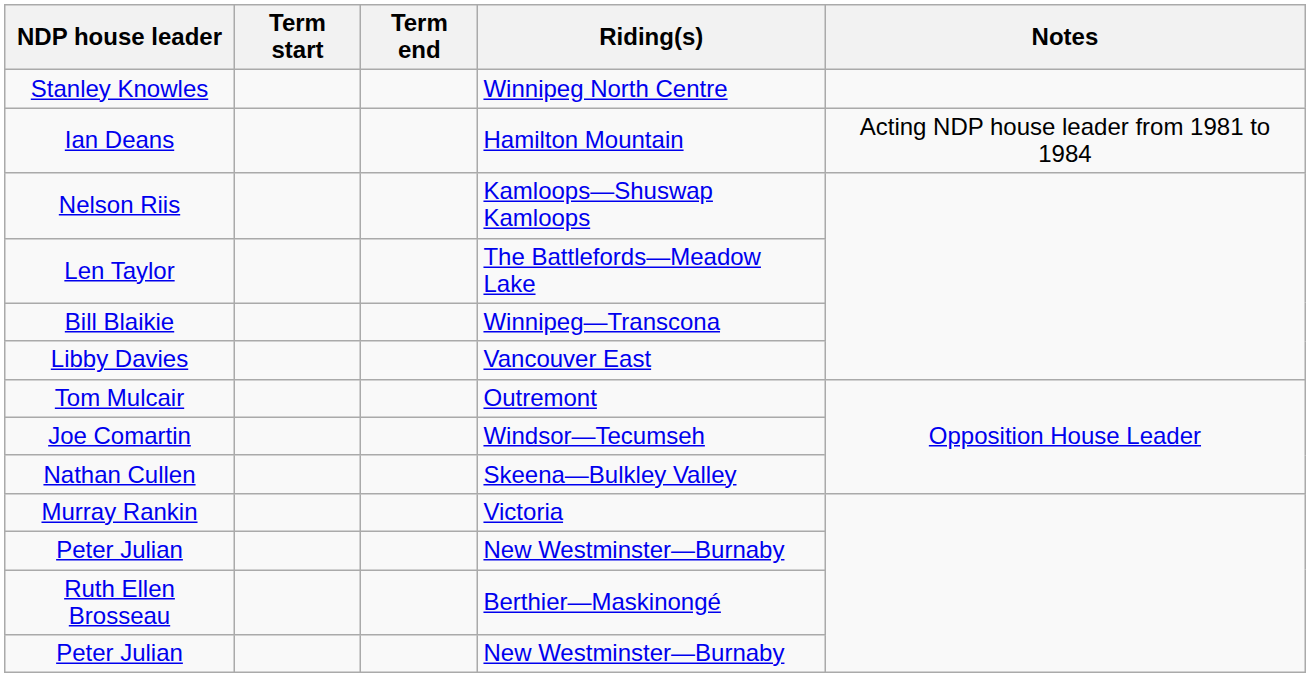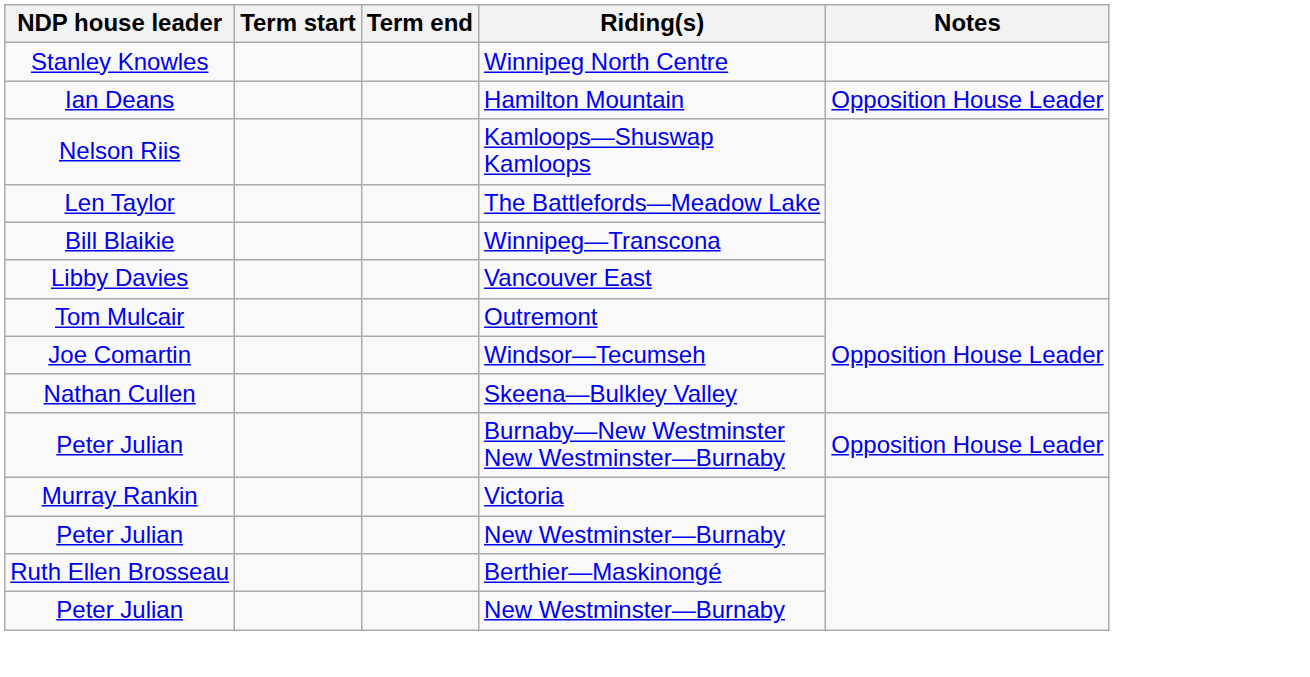(1065, 140) Acting NDP house leader from 1981 to 1984 -> (967, 99) Opposition House Leader
+ row: (120, 444)
